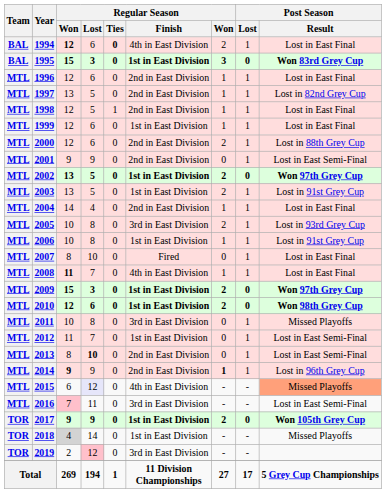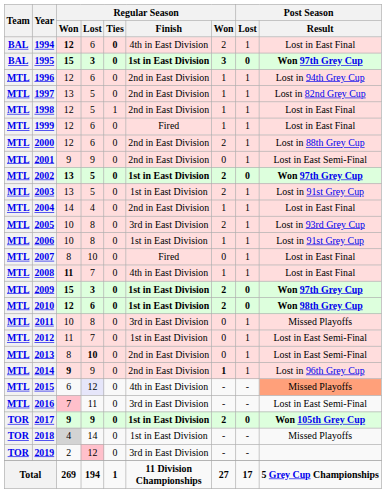(320, 61) Won 83rd Grey Cup -> (320, 61) Won 97th Grey Cup
(320, 77) Lost in East Final -> (320, 77) Lost in 94th Grey Cup
(169, 126) 1st in East Division -> (169, 126) Fired
